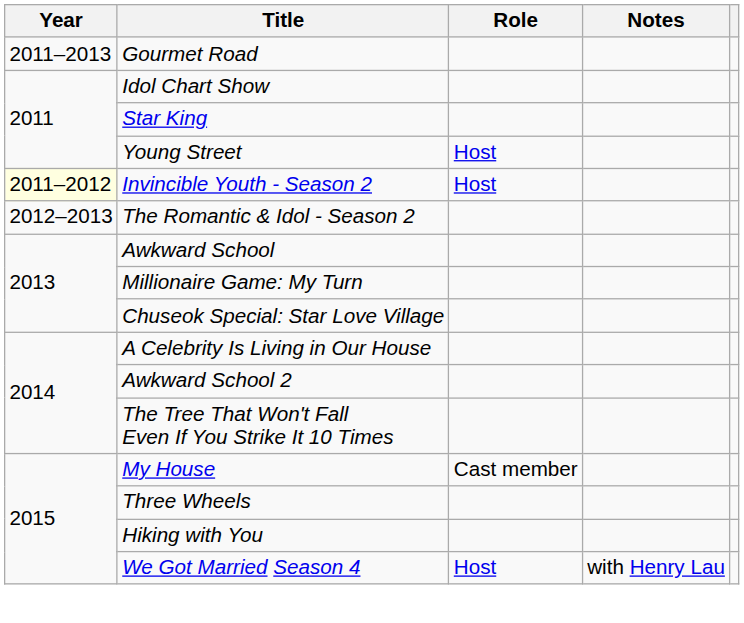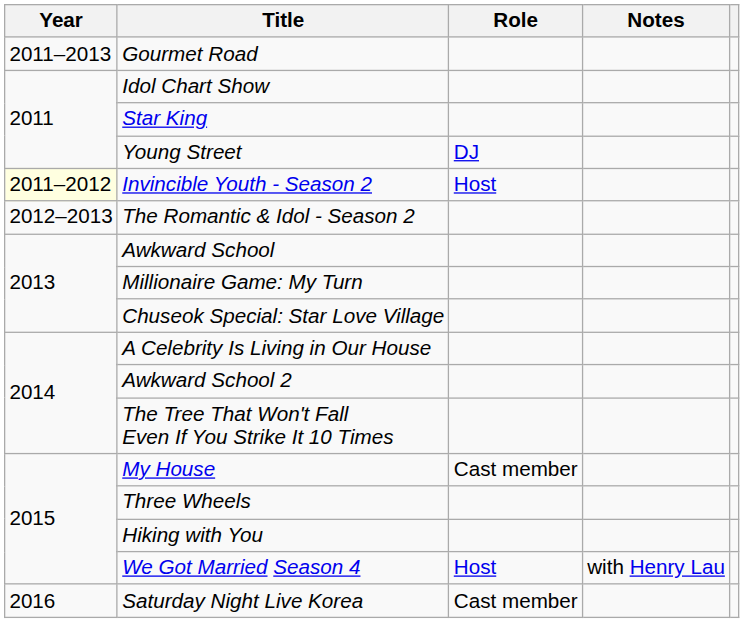(475, 151) Host -> (466, 151) DJ
+ row: (243, 600)
